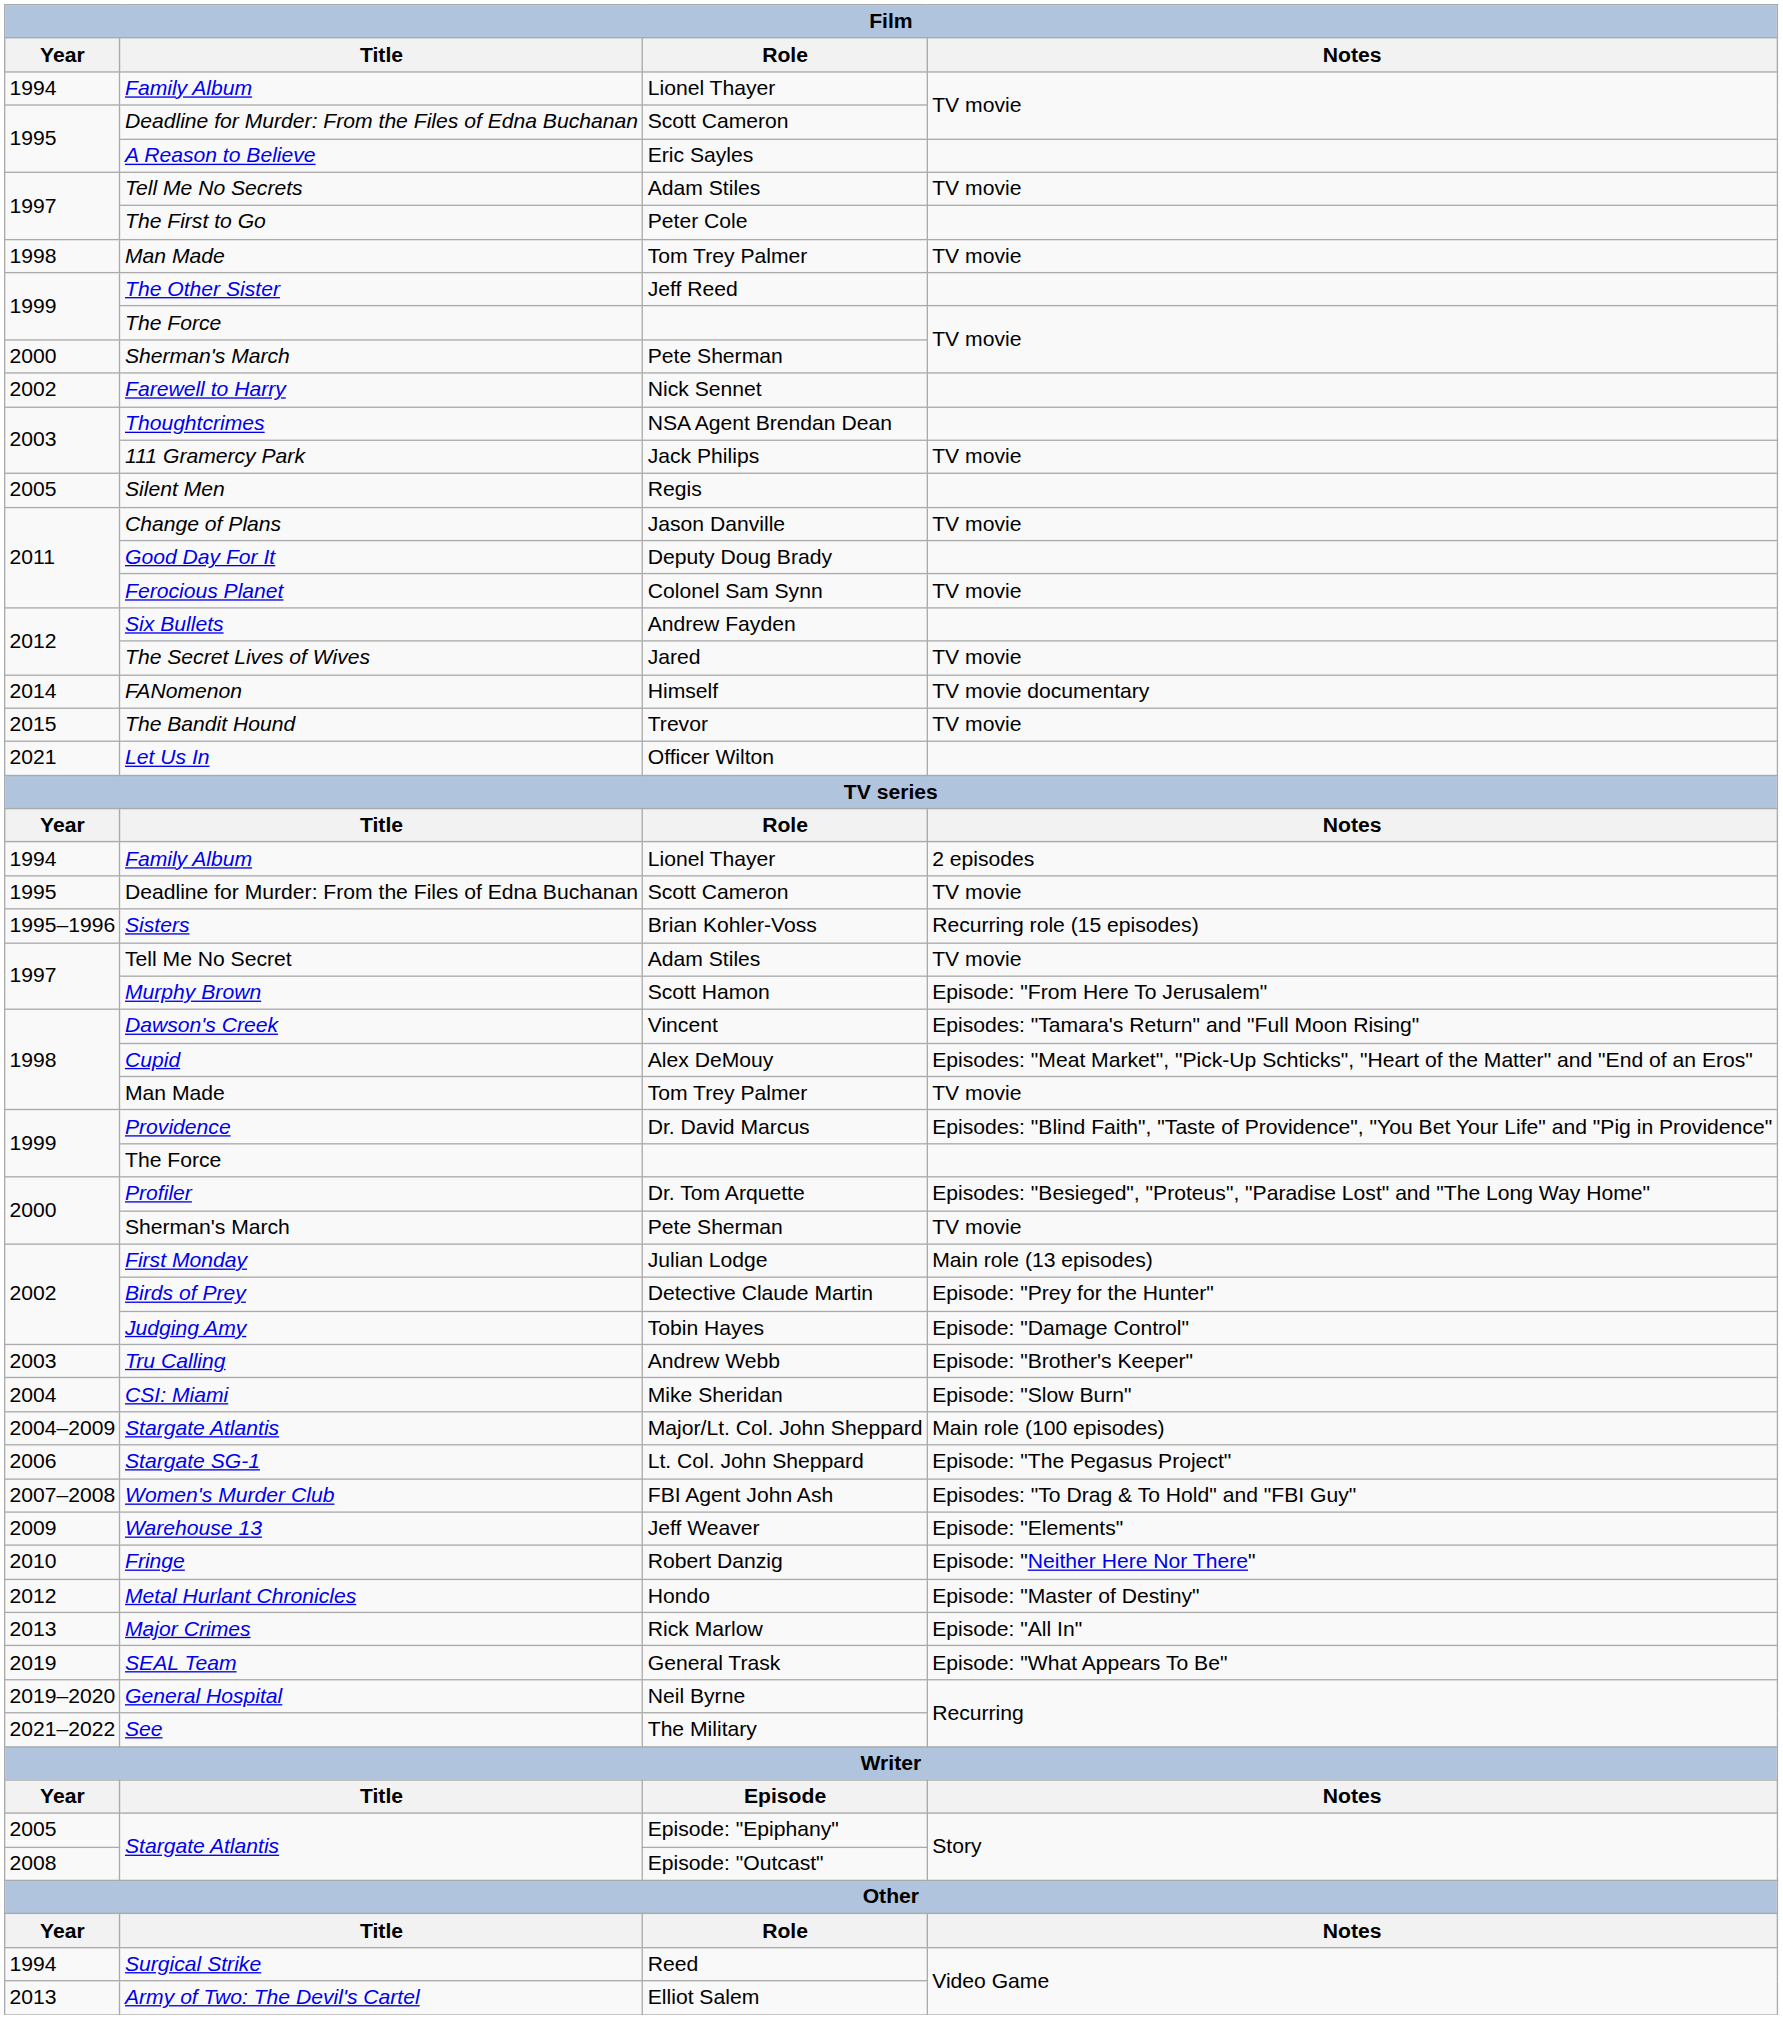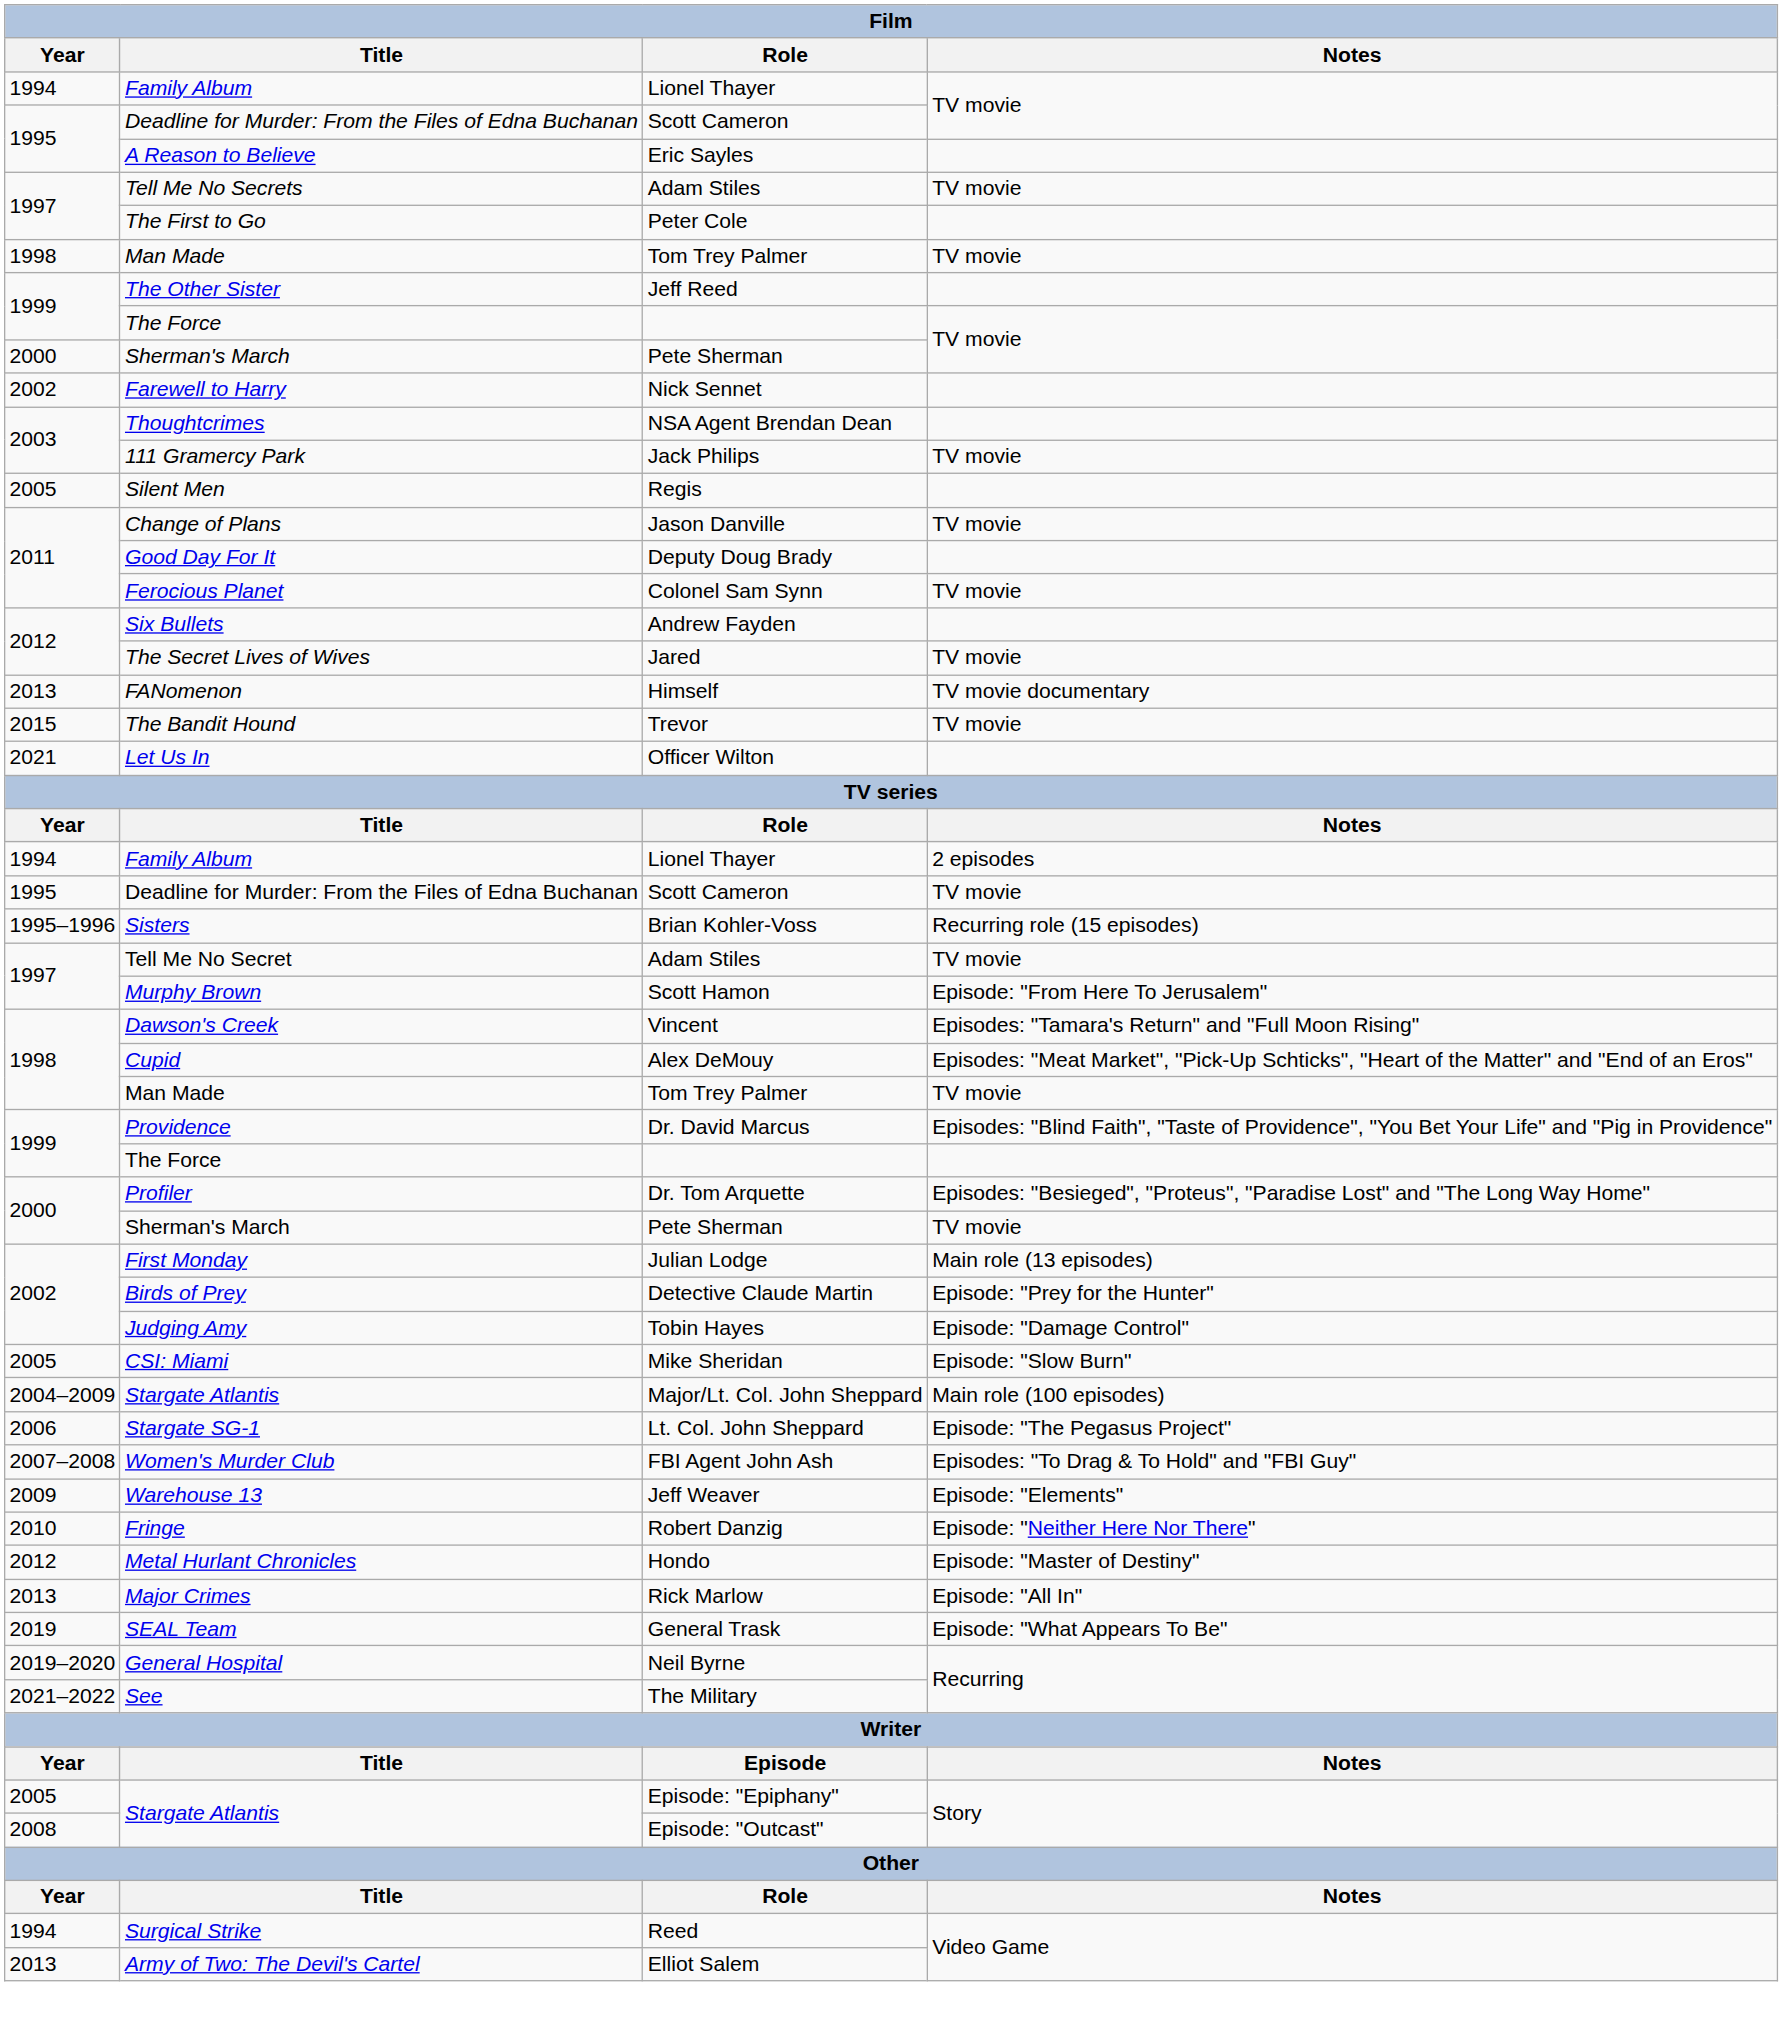(33, 691) 2014 -> (33, 691) 2013
- row: (714, 1361)
(33, 1394) 2004 -> (33, 1361) 2005
